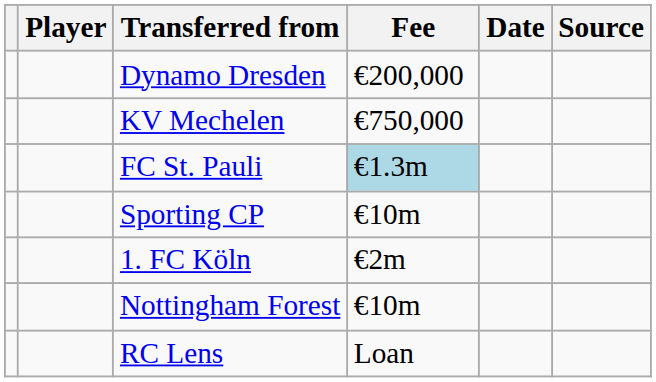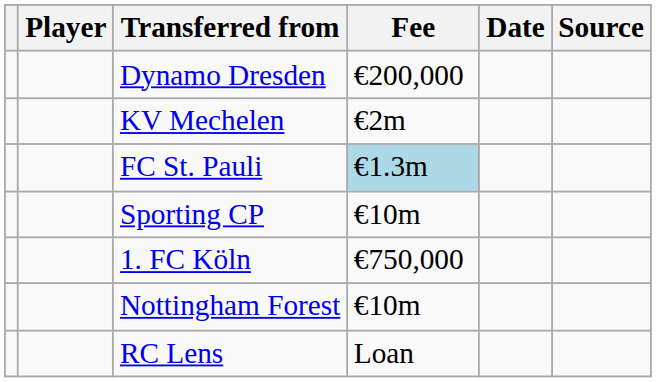(409, 120) €750,000 -> (380, 120) €2m
(380, 259) €2m -> (409, 259) €750,000
